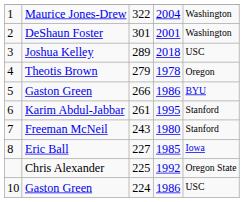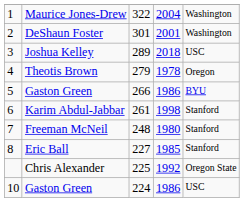(168, 110) 1995 -> (168, 110) 1998
(141, 129) 243 -> (141, 129) 248
(195, 149) Iowa -> (202, 149) Stanford
